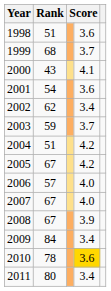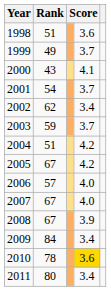(50, 51) 68 -> (50, 51) 49
(87, 88) 3.6 -> (87, 88) 3.7
